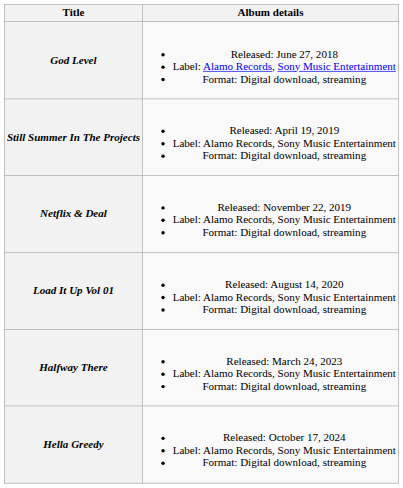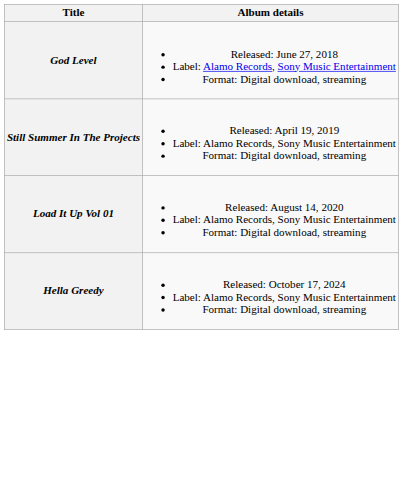- row: (73, 214)
- row: (73, 367)
